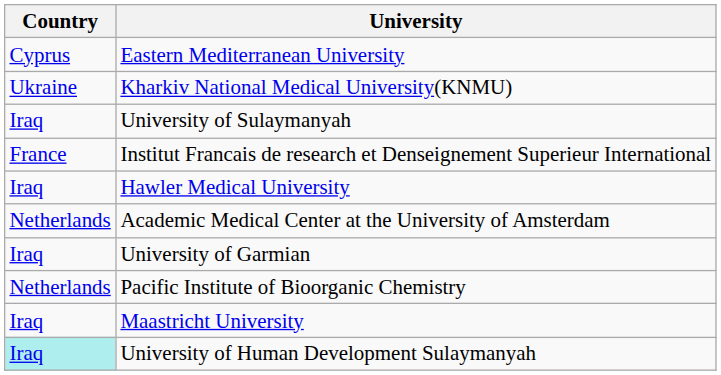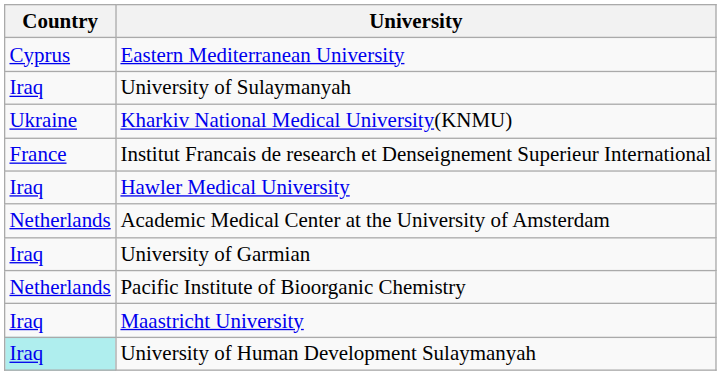rows swapped: (316, 87) <-> (236, 120)
